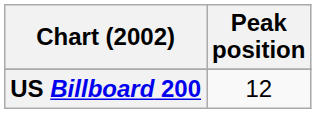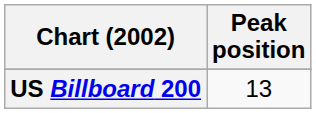(259, 88) 12 -> (259, 88) 13
